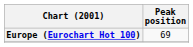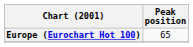(165, 35) 69 -> (165, 35) 65
